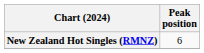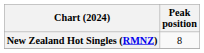(180, 40) 6 -> (180, 40) 8
